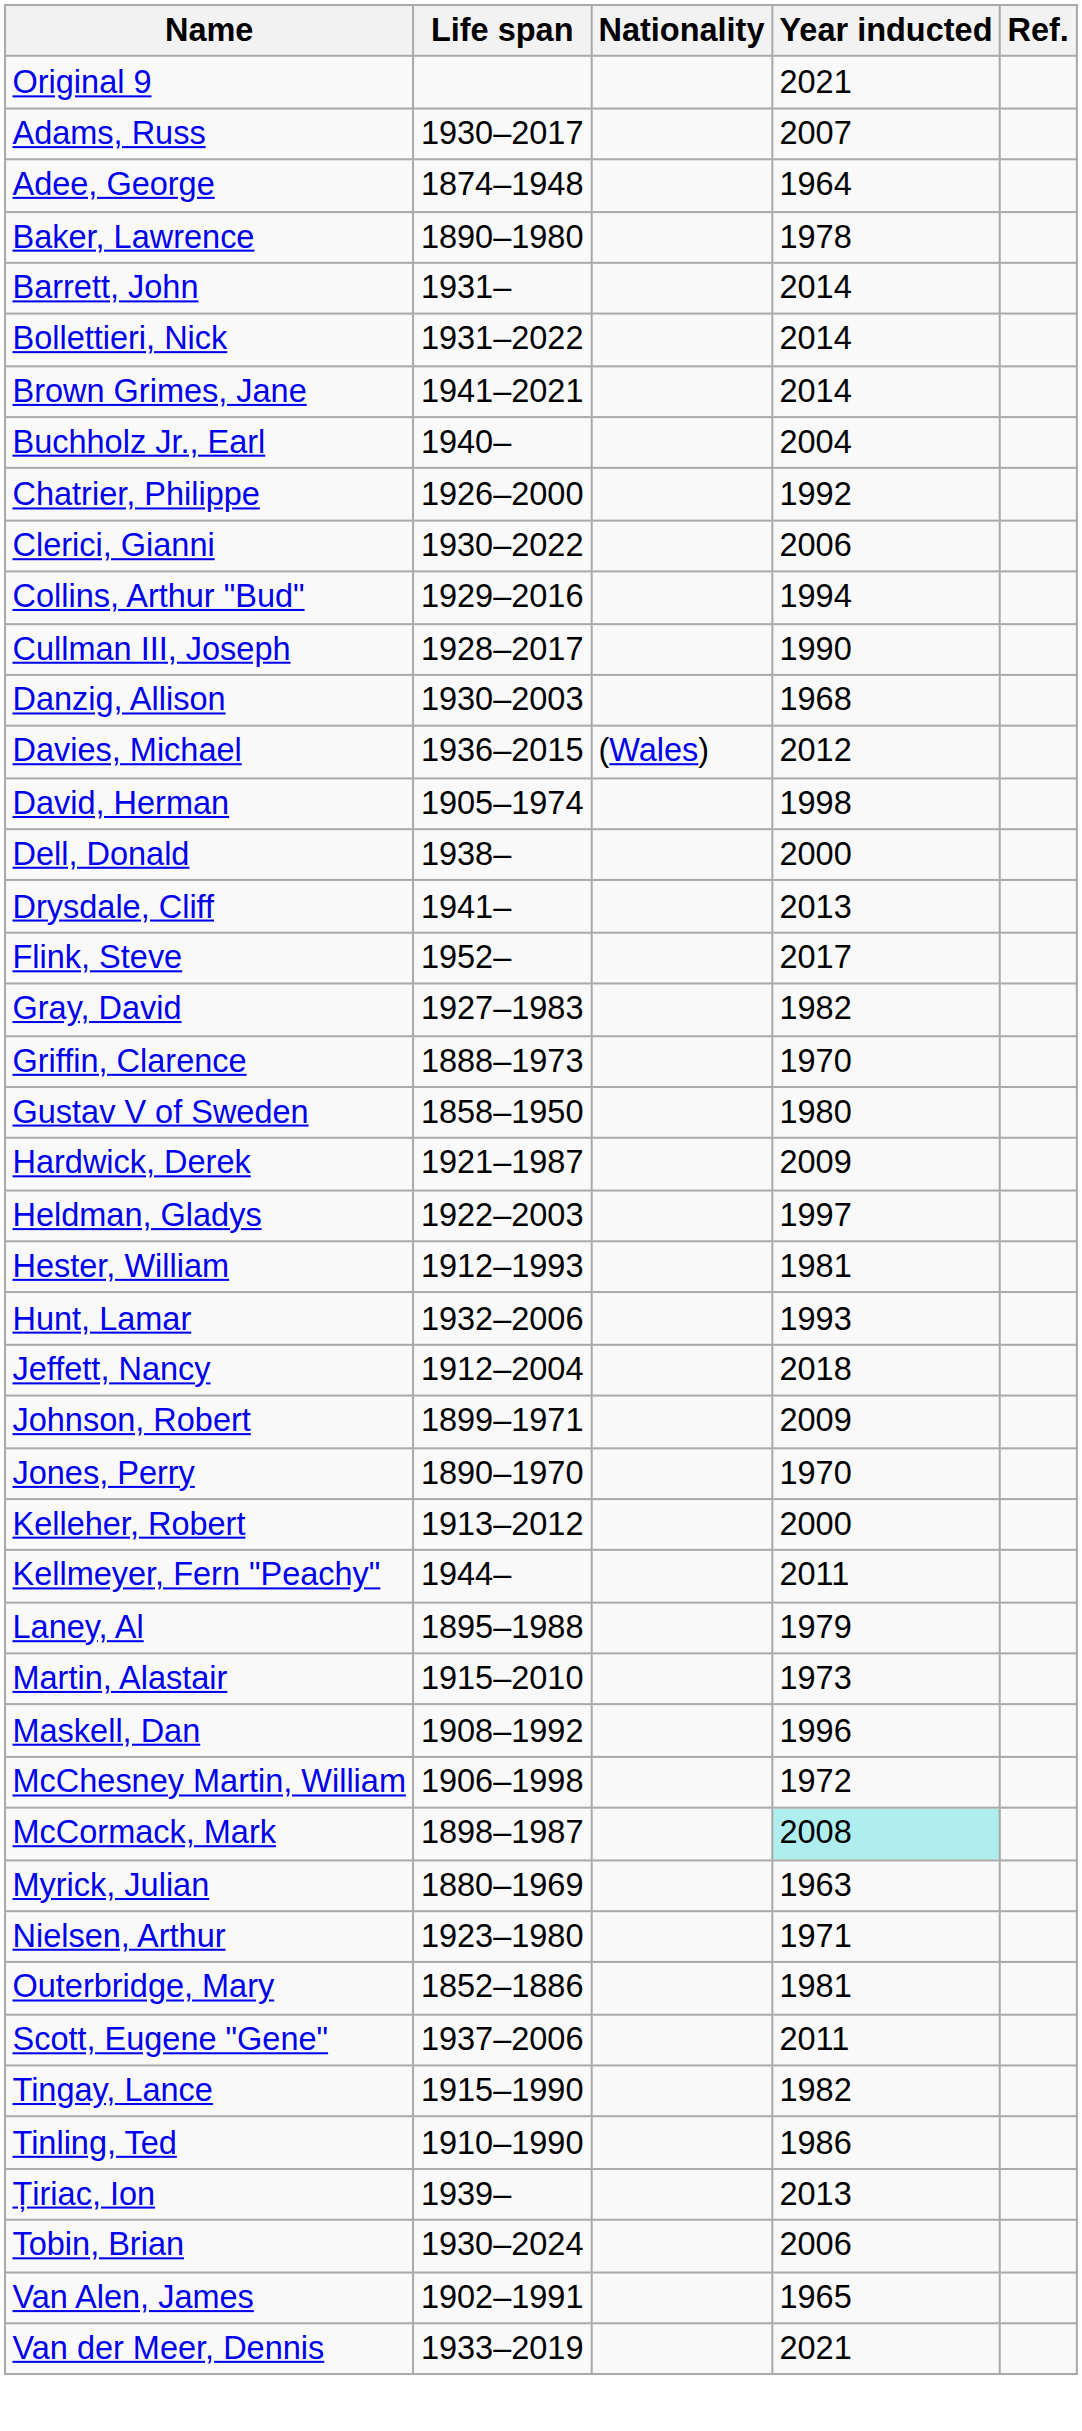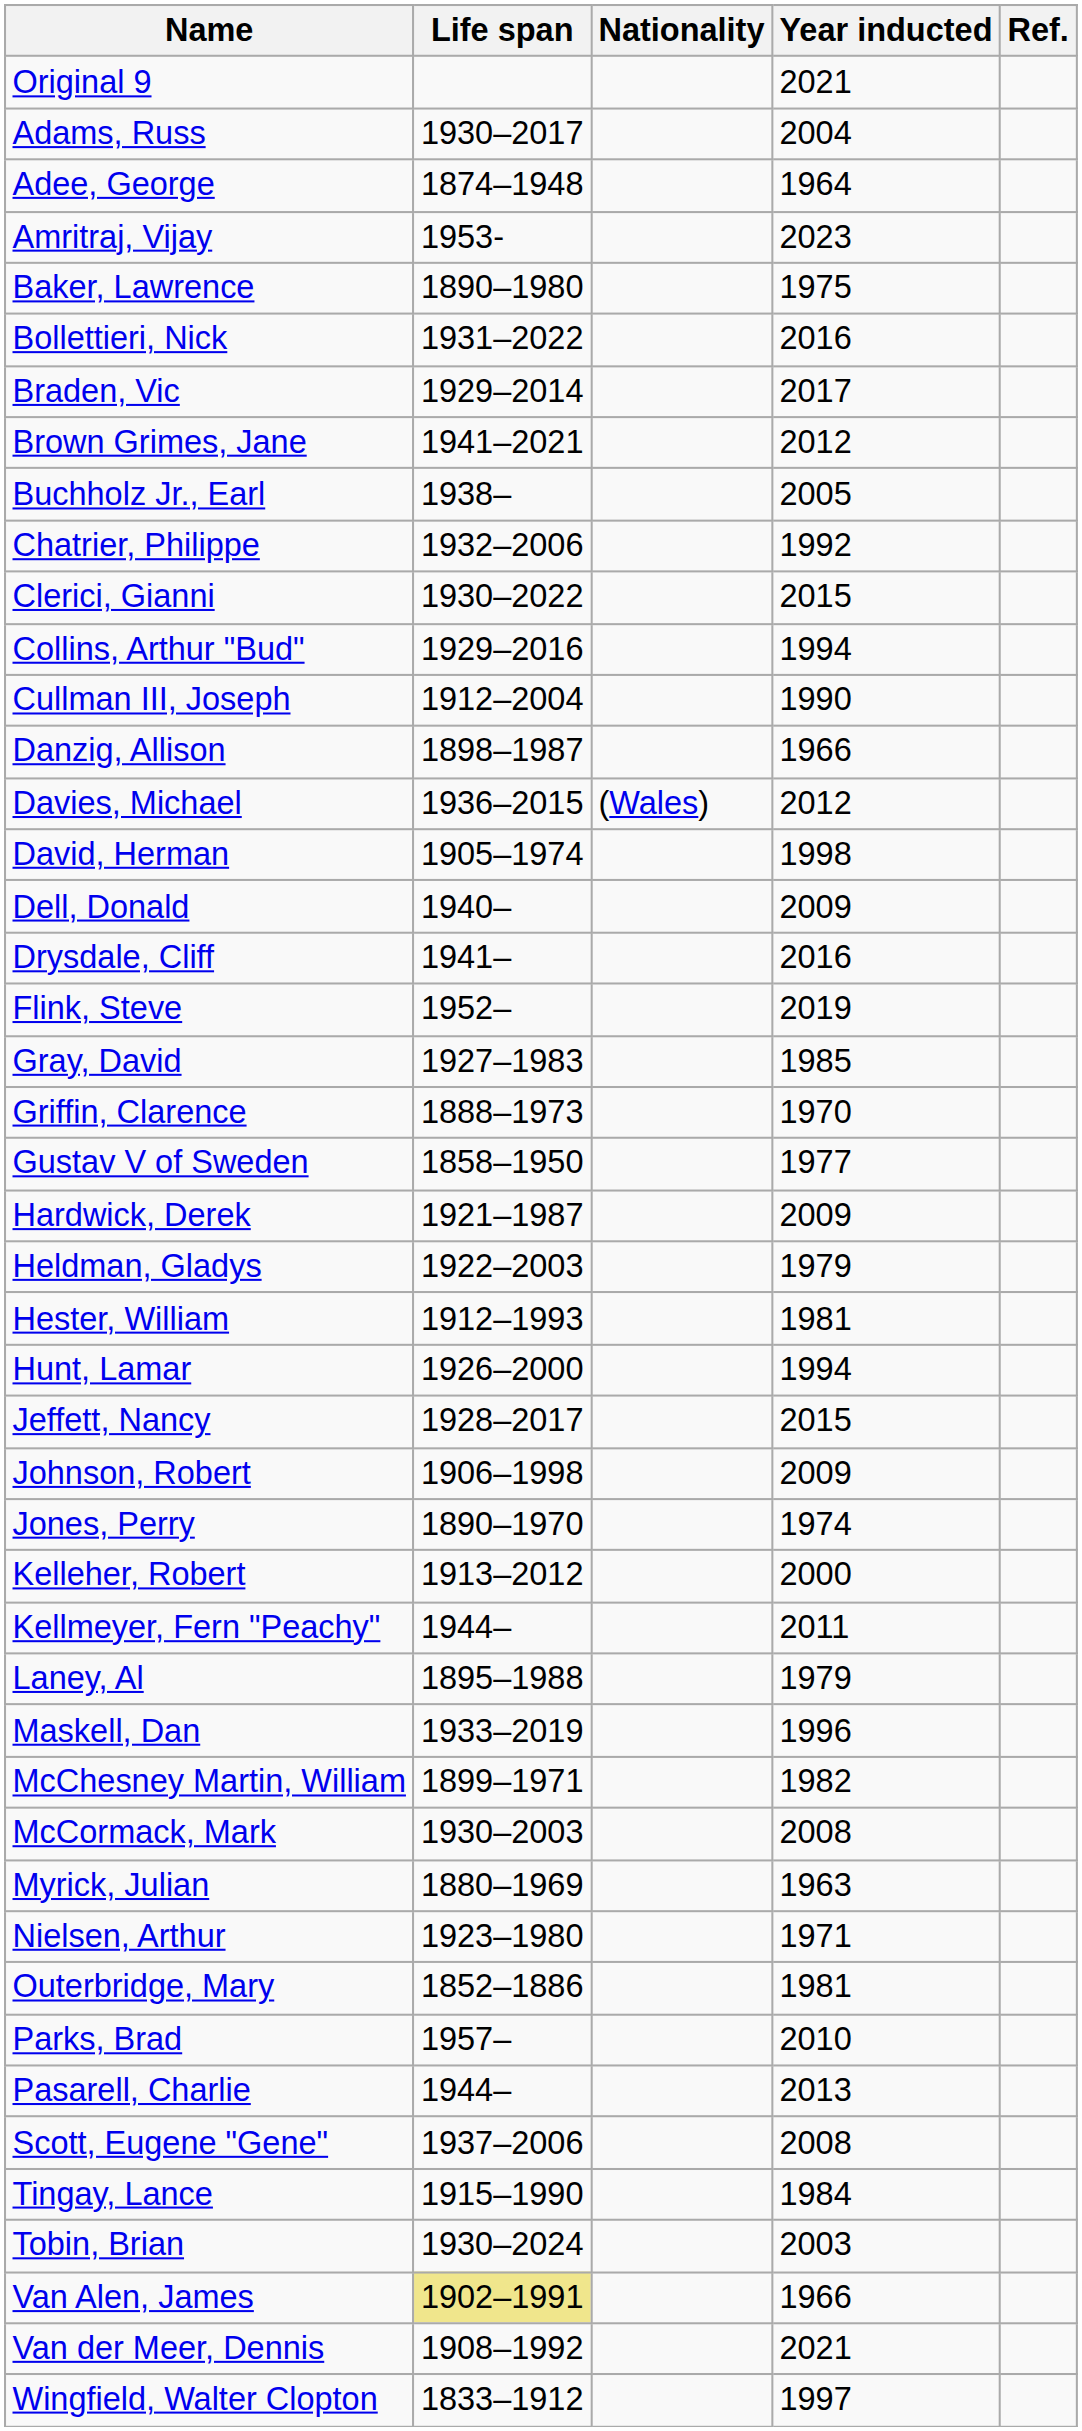(816, 133) 2007 -> (816, 133) 2004
+ row: (112, 236)
(816, 236) 1978 -> (816, 287) 1975
- row: (105, 287)
(816, 339) 2014 -> (816, 339) 2016
+ row: (96, 390)
(816, 390) 2014 -> (816, 442) 2012
(466, 442) 1940– -> (466, 493) 1938–
(816, 442) 2004 -> (816, 493) 2005
(502, 493) 1926–2000 -> (502, 545) 1932–2006
(816, 545) 2006 -> (816, 596) 2015
(502, 648) 1928–2017 -> (502, 699) 1912–2004
(502, 699) 1930–2003 -> (502, 751) 1898–1987
(816, 699) 1968 -> (816, 751) 1966
(466, 854) 1938– -> (466, 905) 1940–
(816, 854) 2000 -> (816, 905) 2009
(816, 905) 2013 -> (816, 957) 2016
(816, 957) 2017 -> (816, 1008) 2019
(816, 1008) 1982 -> (816, 1060) 1985
(816, 1111) 1980 -> (816, 1163) 1977
(816, 1215) 1997 -> (816, 1266) 1979
(502, 1318) 1932–2006 -> (502, 1369) 1926–2000
(816, 1318) 1993 -> (816, 1369) 1994
(502, 1369) 1912–2004 -> (502, 1421) 1928–2017
(816, 1369) 2018 -> (816, 1421) 2015
(502, 1421) 1899–1971 -> (502, 1472) 1906–1998
(816, 1472) 1970 -> (816, 1524) 1974
- row: (120, 1678)
(502, 1730) 1908–1992 -> (502, 1730) 1933–2019
(502, 1781) 1906–1998 -> (502, 1781) 1899–1971
(816, 1781) 1972 -> (816, 1781) 1982
(502, 1833) 1898–1987 -> (502, 1833) 1930–2003
(816, 1833) paleturquoise background -> (816, 1833) no background
+ row: (97, 2039)
+ row: (132, 2090)
(814, 2039) 2011 -> (816, 2142) 2008
(816, 2090) 1982 -> (816, 2193) 1984
- row: (95, 2142)
- row: (84, 2193)
(816, 2245) 2006 -> (816, 2245) 2003
(502, 2296) no background -> (502, 2296) khaki background
(816, 2296) 1965 -> (816, 2296) 1966
(502, 2348) 1933–2019 -> (502, 2348) 1908–1992
+ row: (195, 2399)
